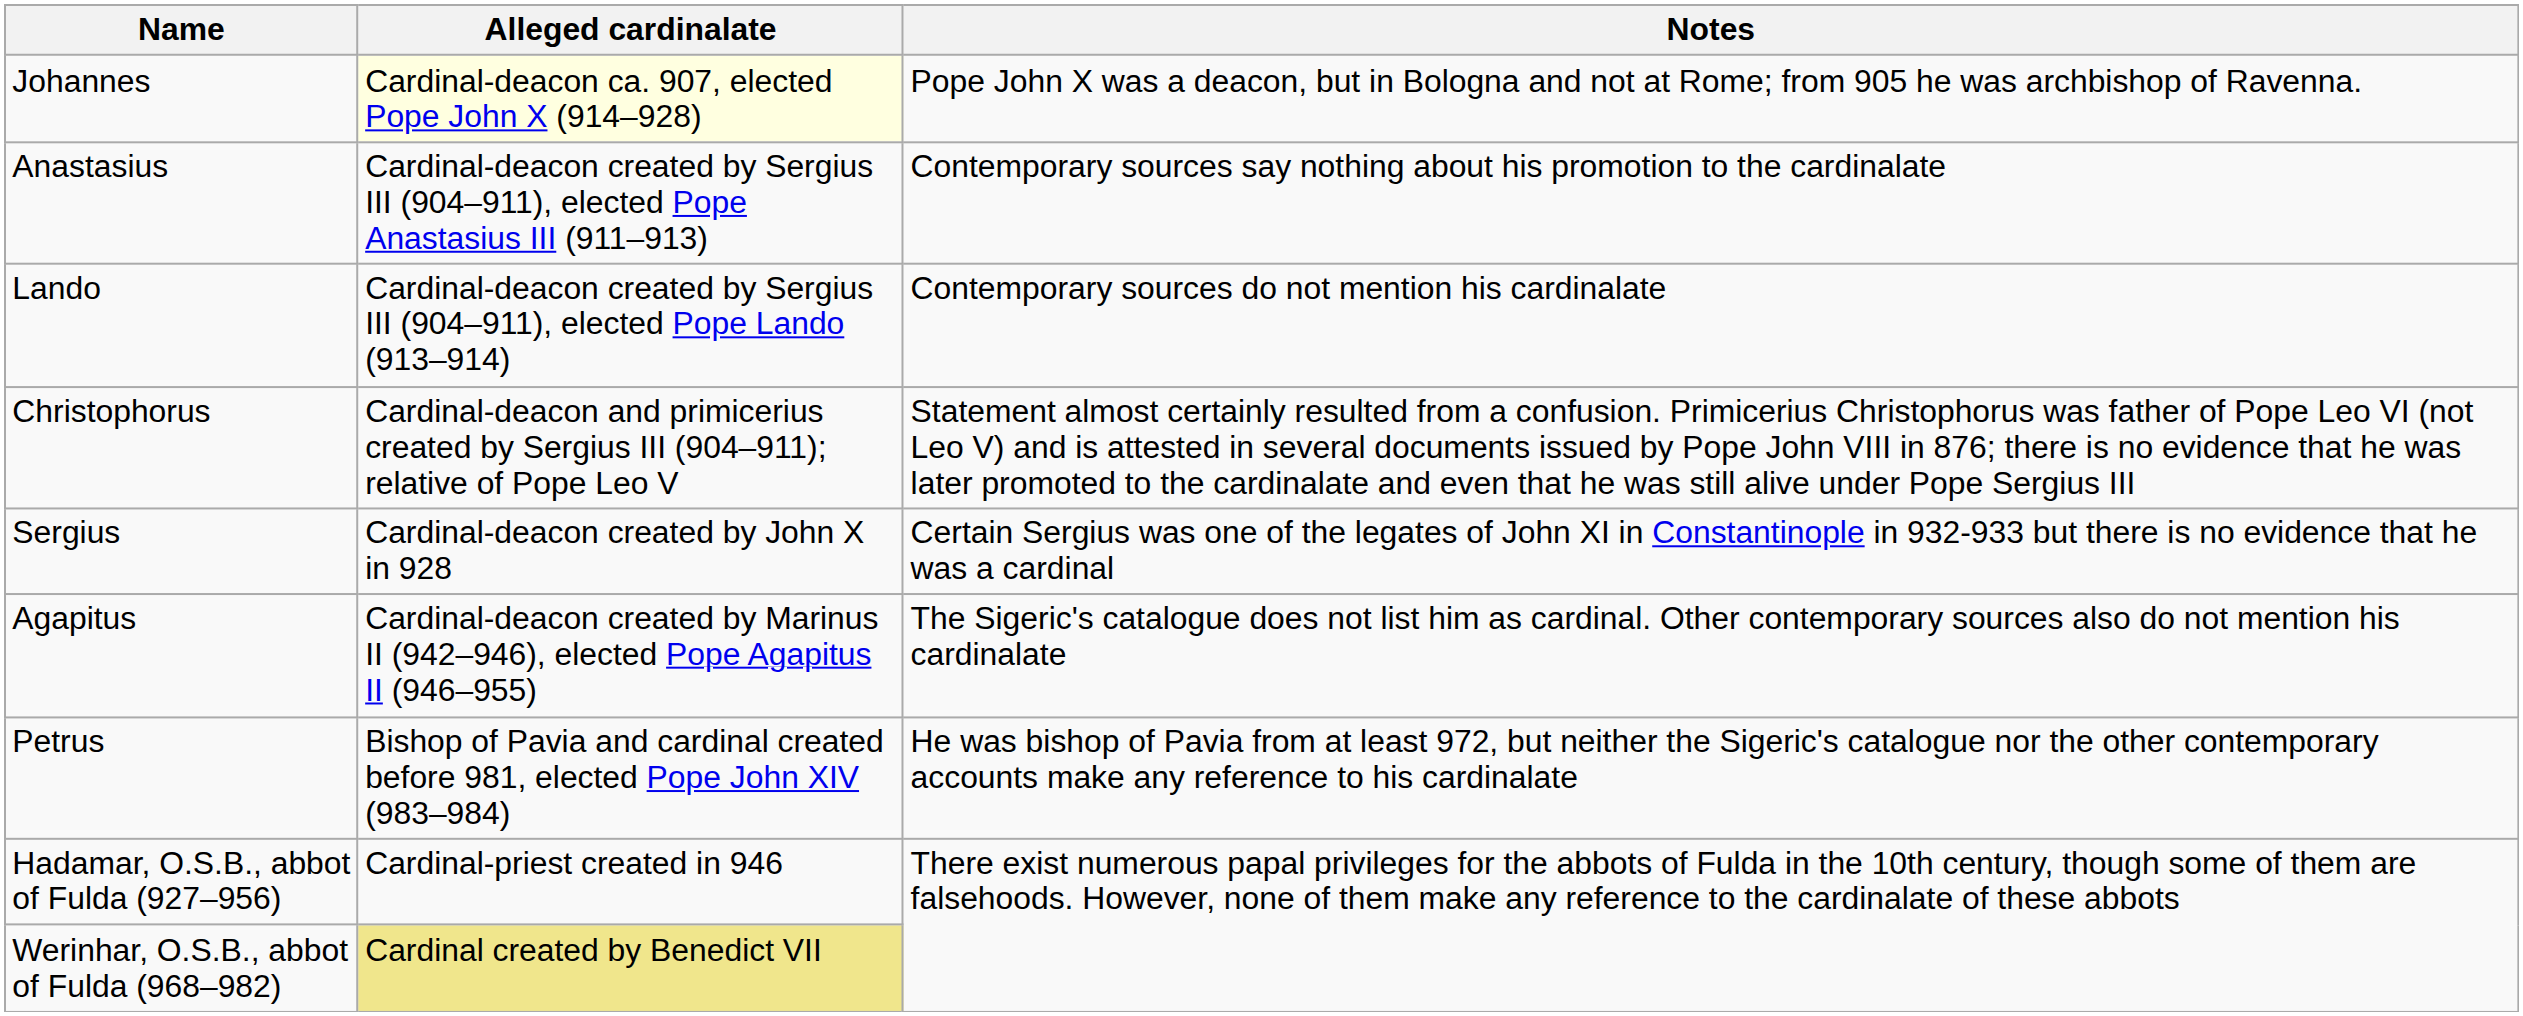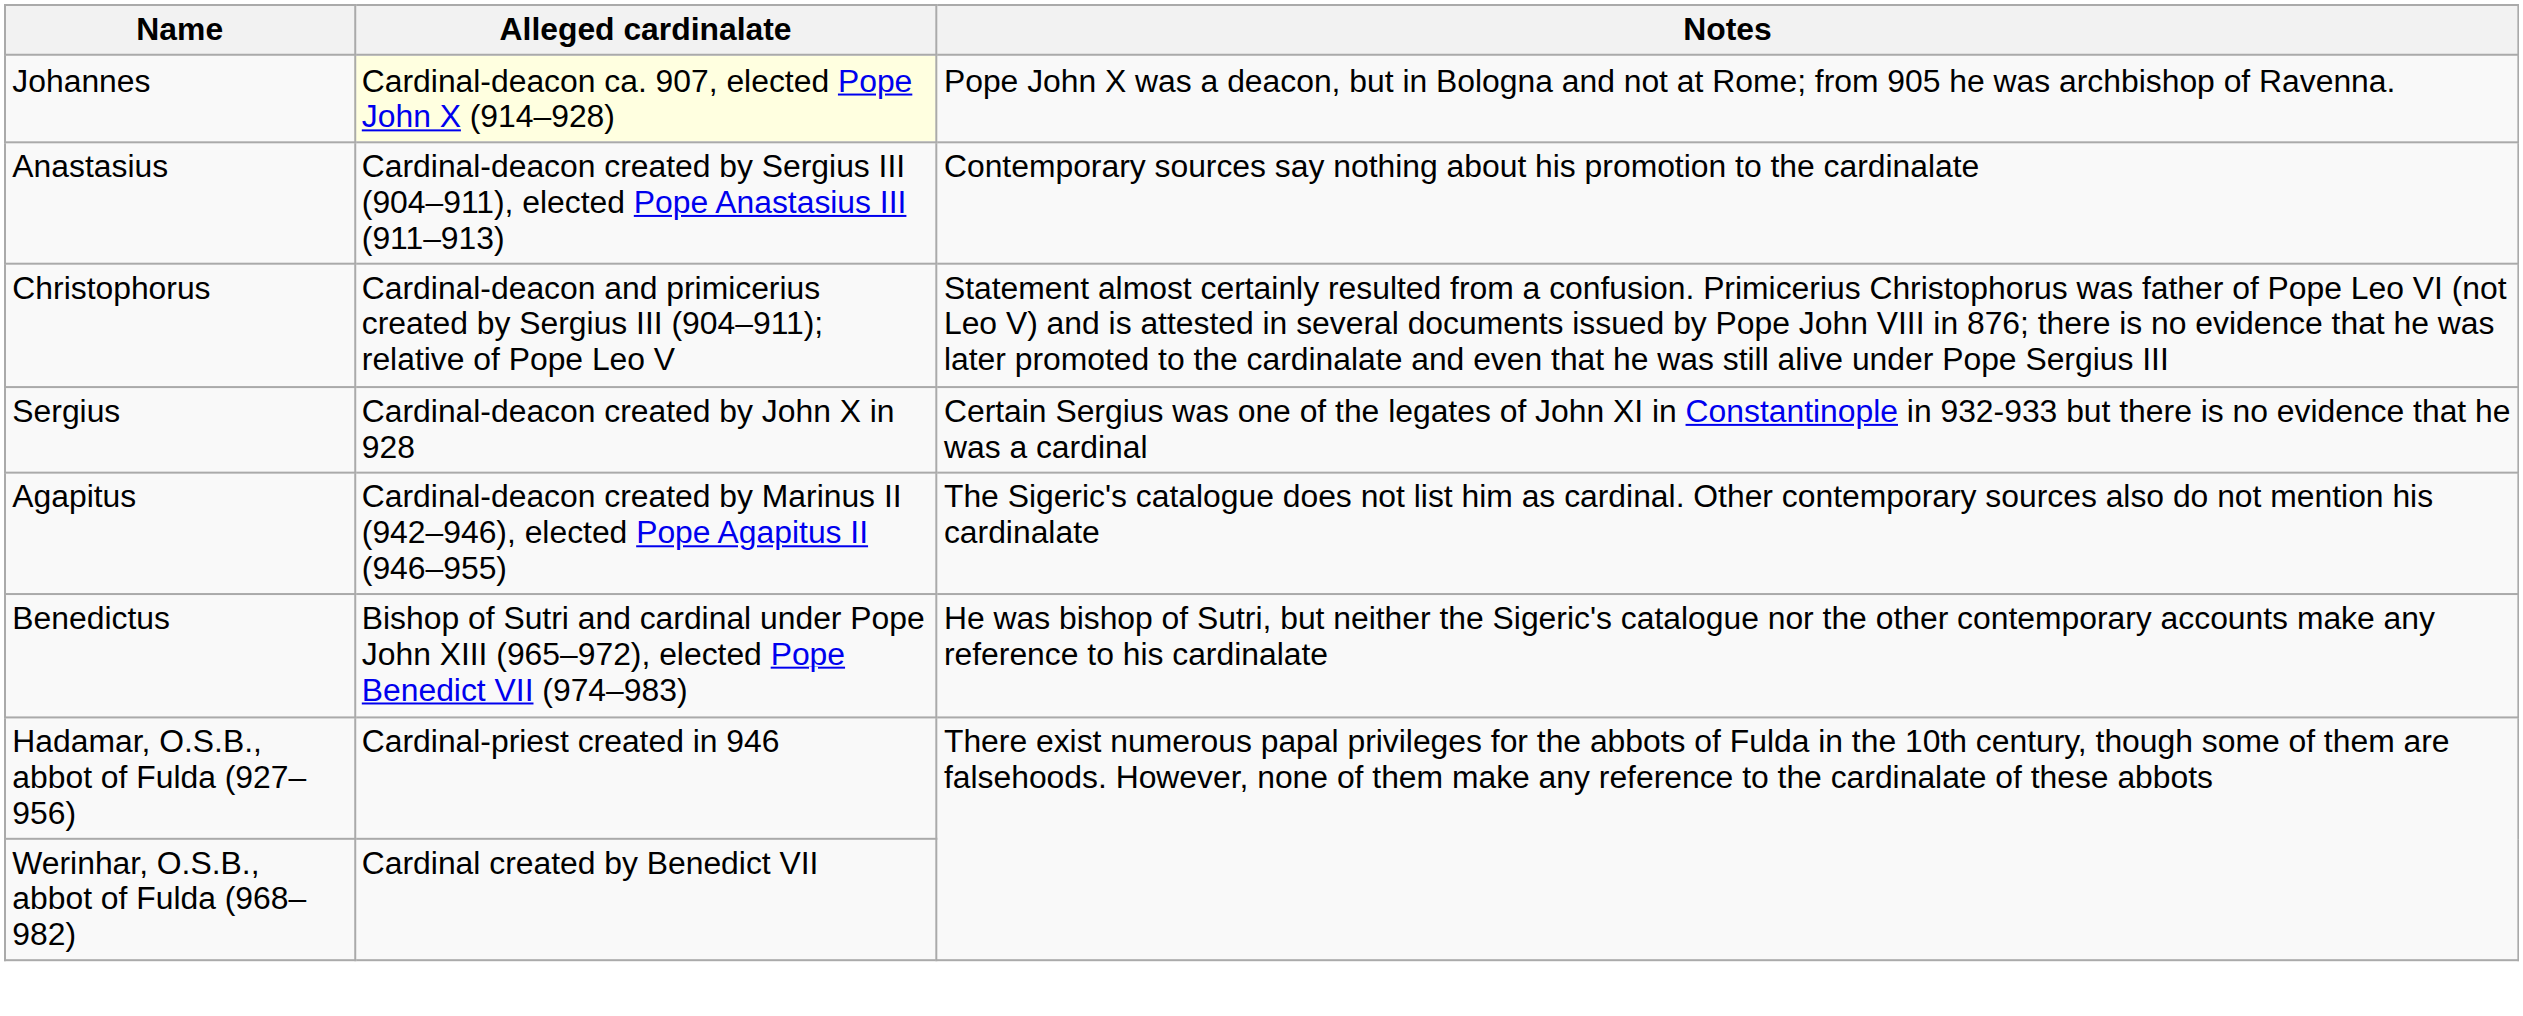- row: (57, 288)
+ row: (91, 619)
- row: (58, 741)
(593, 949) khaki background -> (590, 863) no background
